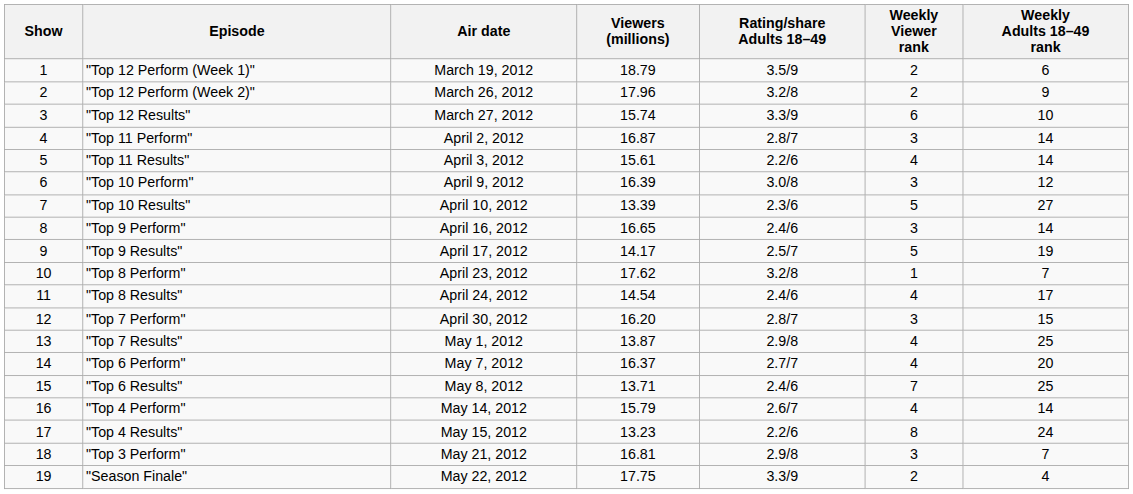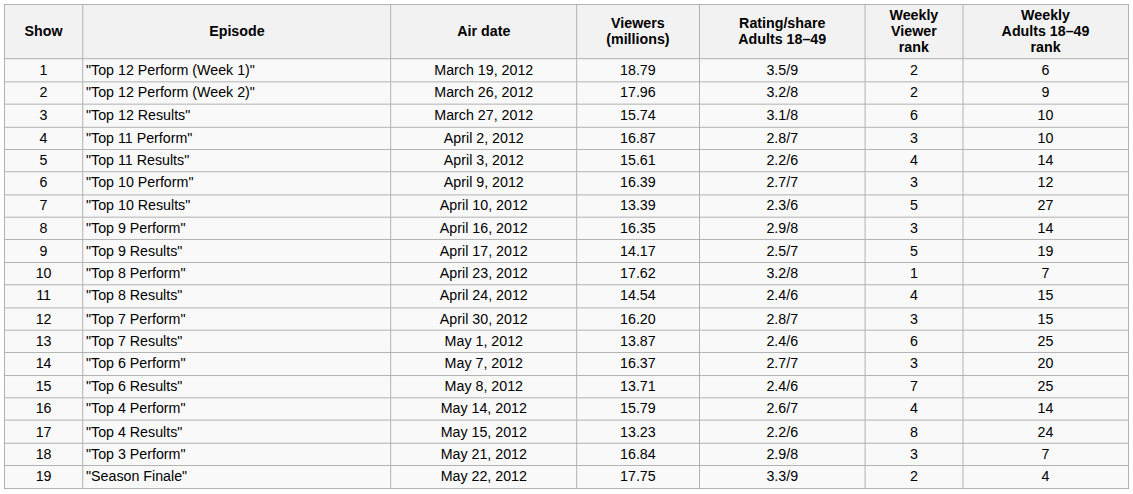(782, 115) 3.3/9 -> (782, 115) 3.1/8
(1046, 138) 14 -> (1046, 138) 10
(782, 183) 3.0/8 -> (782, 183) 2.7/7
(638, 228) 16.65 -> (638, 228) 16.35
(782, 228) 2.4/6 -> (782, 228) 2.9/8
(1046, 296) 17 -> (1046, 296) 15
(782, 341) 2.9/8 -> (782, 341) 2.4/6
(914, 341) 4 -> (914, 341) 6
(914, 364) 4 -> (914, 364) 3
(638, 454) 16.81 -> (638, 454) 16.84
